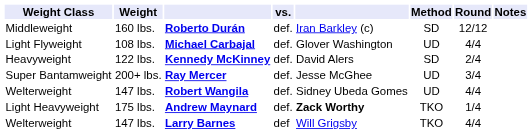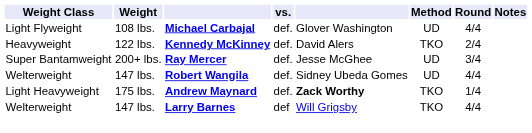- row: (205, 28)
(431, 60) SD -> (431, 44) TKO
